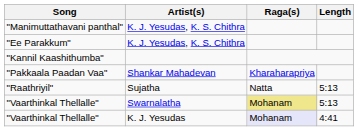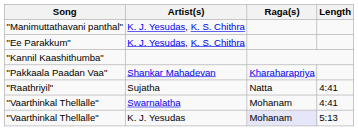(329, 88) 5:13 -> (329, 88) 4:41
(271, 103) khaki background -> (271, 103) no background
(329, 103) 5:13 -> (329, 103) 4:41
(329, 118) 4:41 -> (329, 118) 5:13
